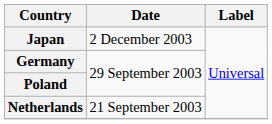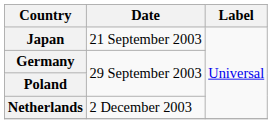(141, 38) 2 December 2003 -> (146, 38) 21 September 2003
(146, 107) 21 September 2003 -> (141, 107) 2 December 2003
